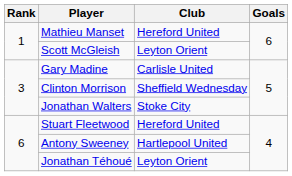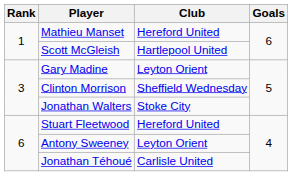(172, 50) Leyton Orient -> (182, 50) Hartlepool United
(175, 69) Carlisle United -> (172, 69) Leyton Orient
(182, 143) Hartlepool United -> (172, 143) Leyton Orient
(172, 161) Leyton Orient -> (175, 161) Carlisle United
